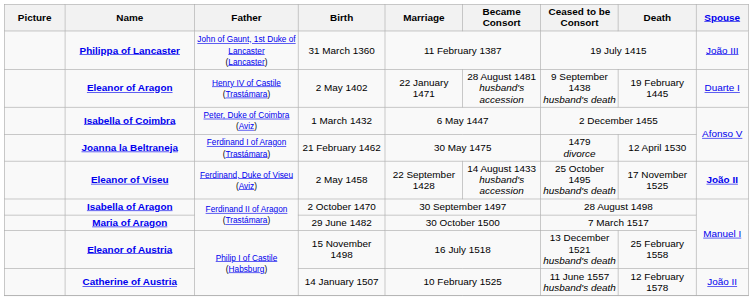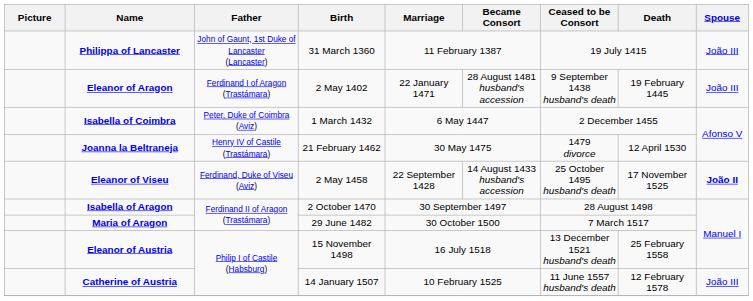(246, 89) Henry IV of Castile (Trastámara) -> (246, 89) Ferdinand I of Aragon (Trastámara)
(722, 88) Duarte I -> (722, 88) João III
(246, 148) Ferdinand I of Aragon (Trastámara) -> (246, 148) Henry IV of Castile (Trastámara)
(722, 282) João II -> (722, 282) João III
